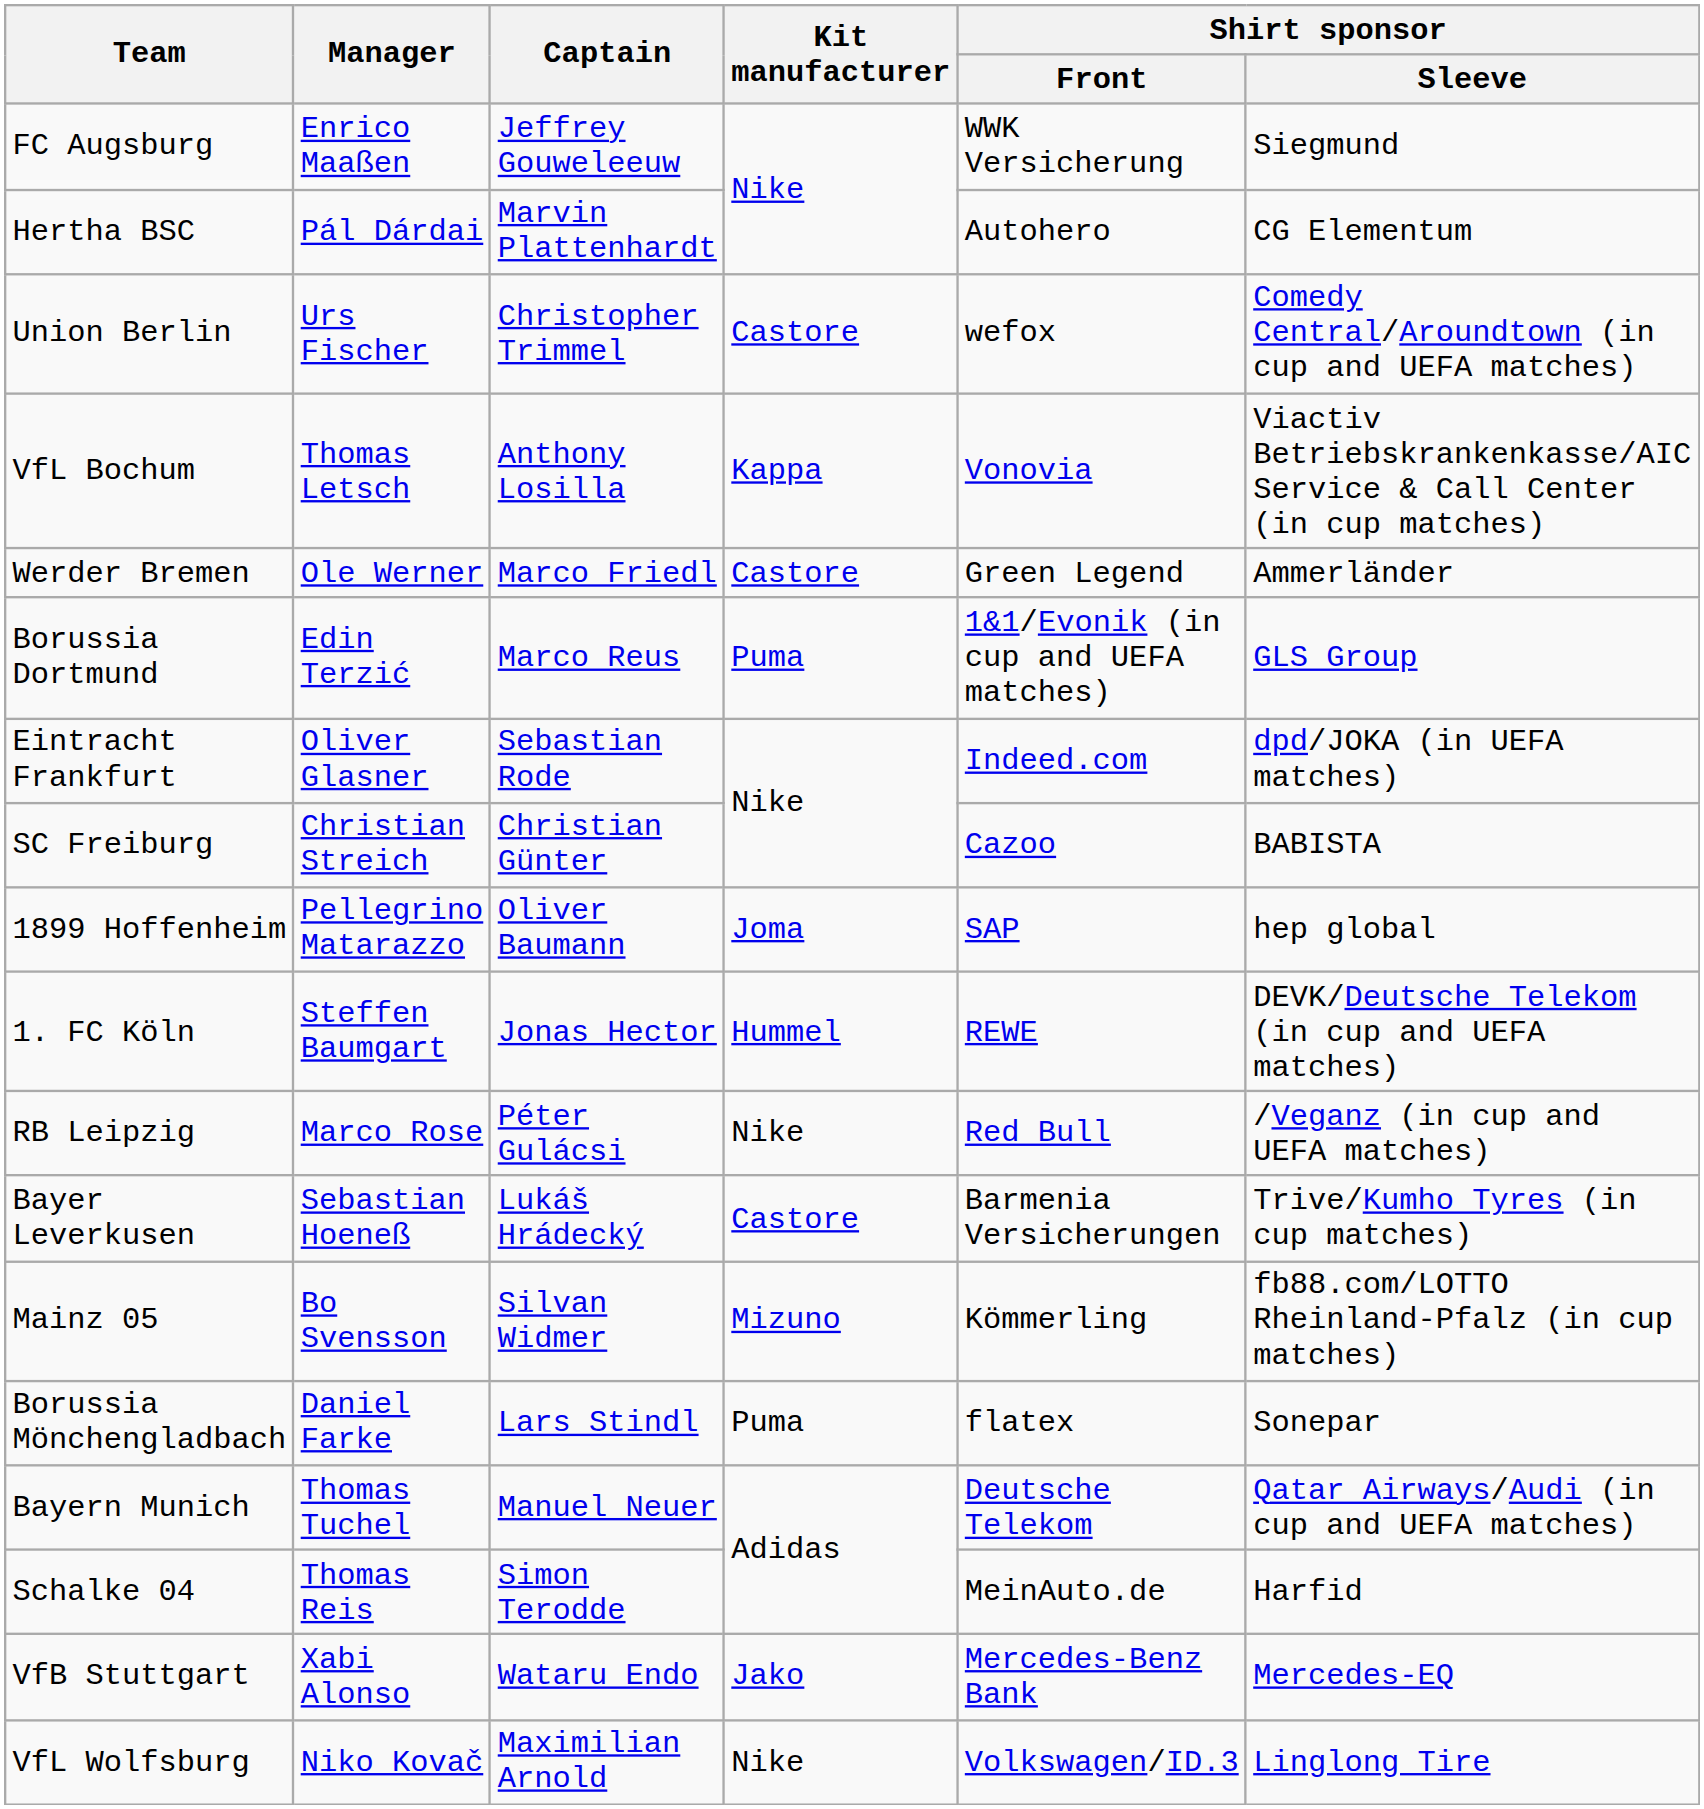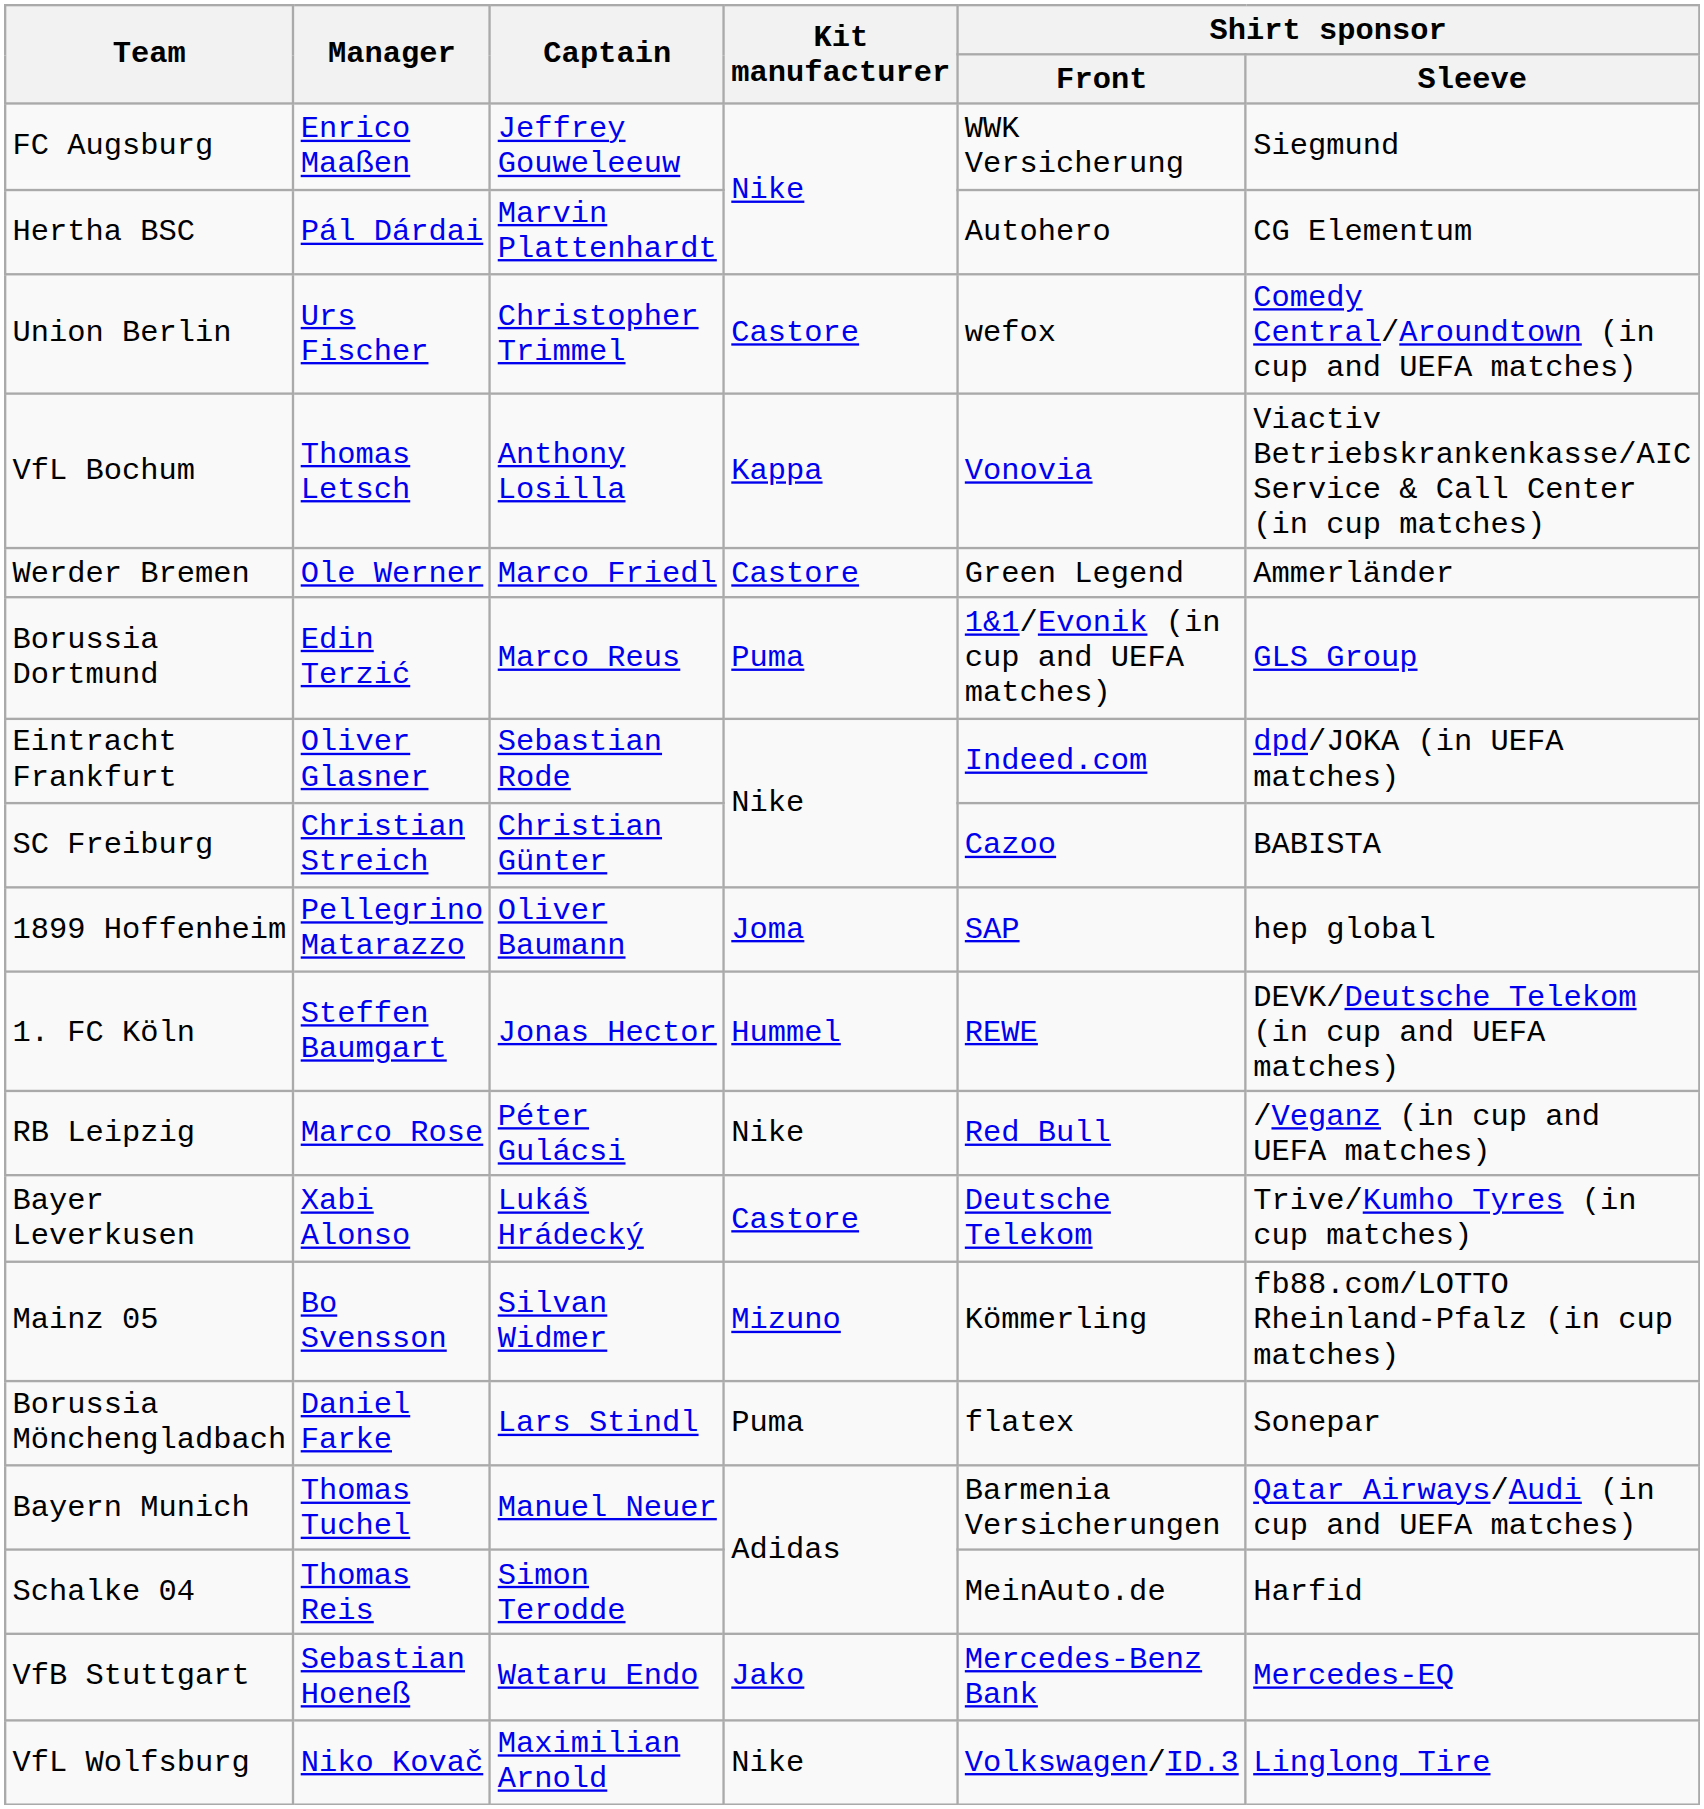(383, 1219) Sebastian Hoeneß -> (355, 1219) Xabi Alonso
(1093, 1219) Barmenia Versicherungen -> (1038, 1219) Deutsche Telekom
(1038, 1508) Deutsche Telekom -> (1093, 1508) Barmenia Versicherungen
(355, 1677) Xabi Alonso -> (383, 1677) Sebastian Hoeneß
